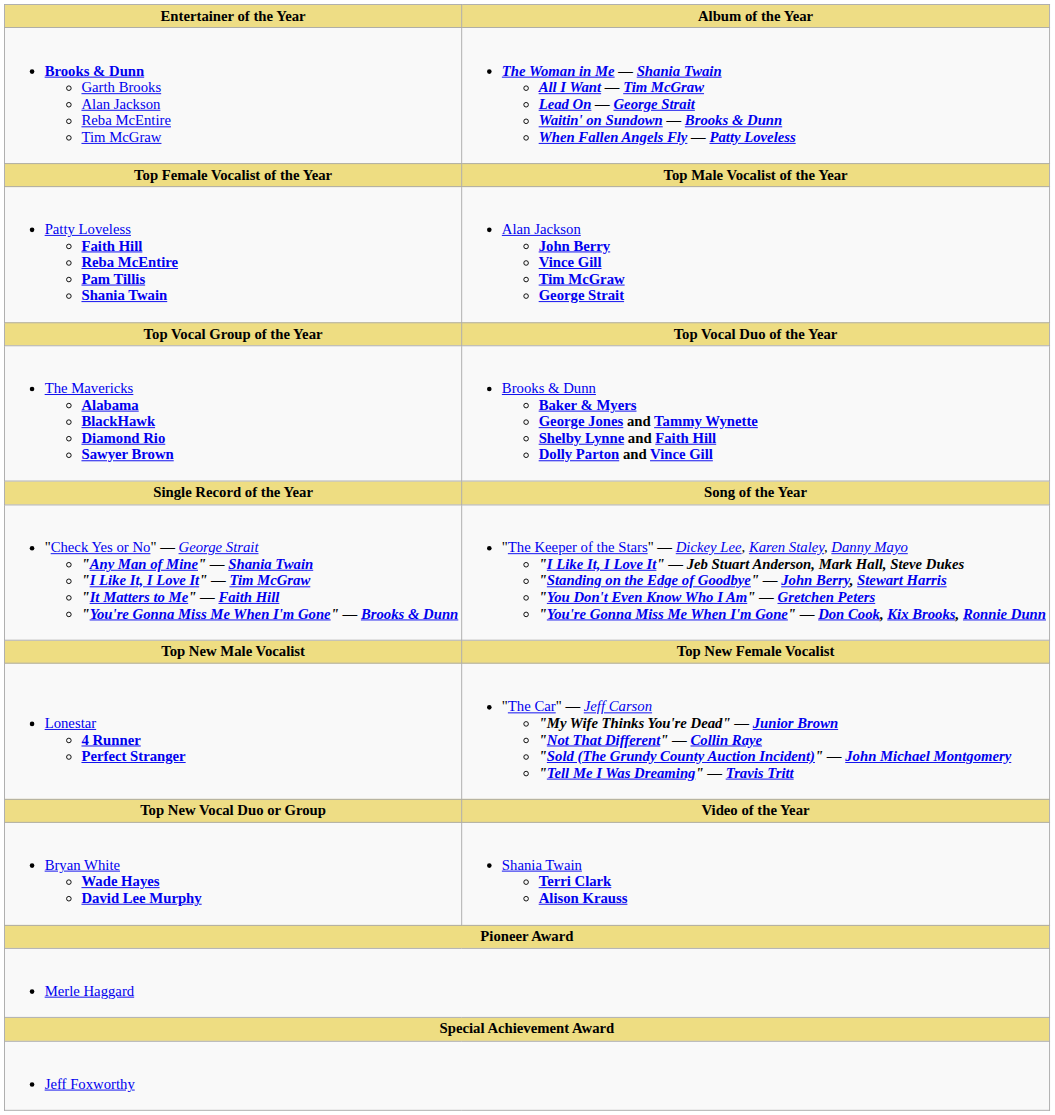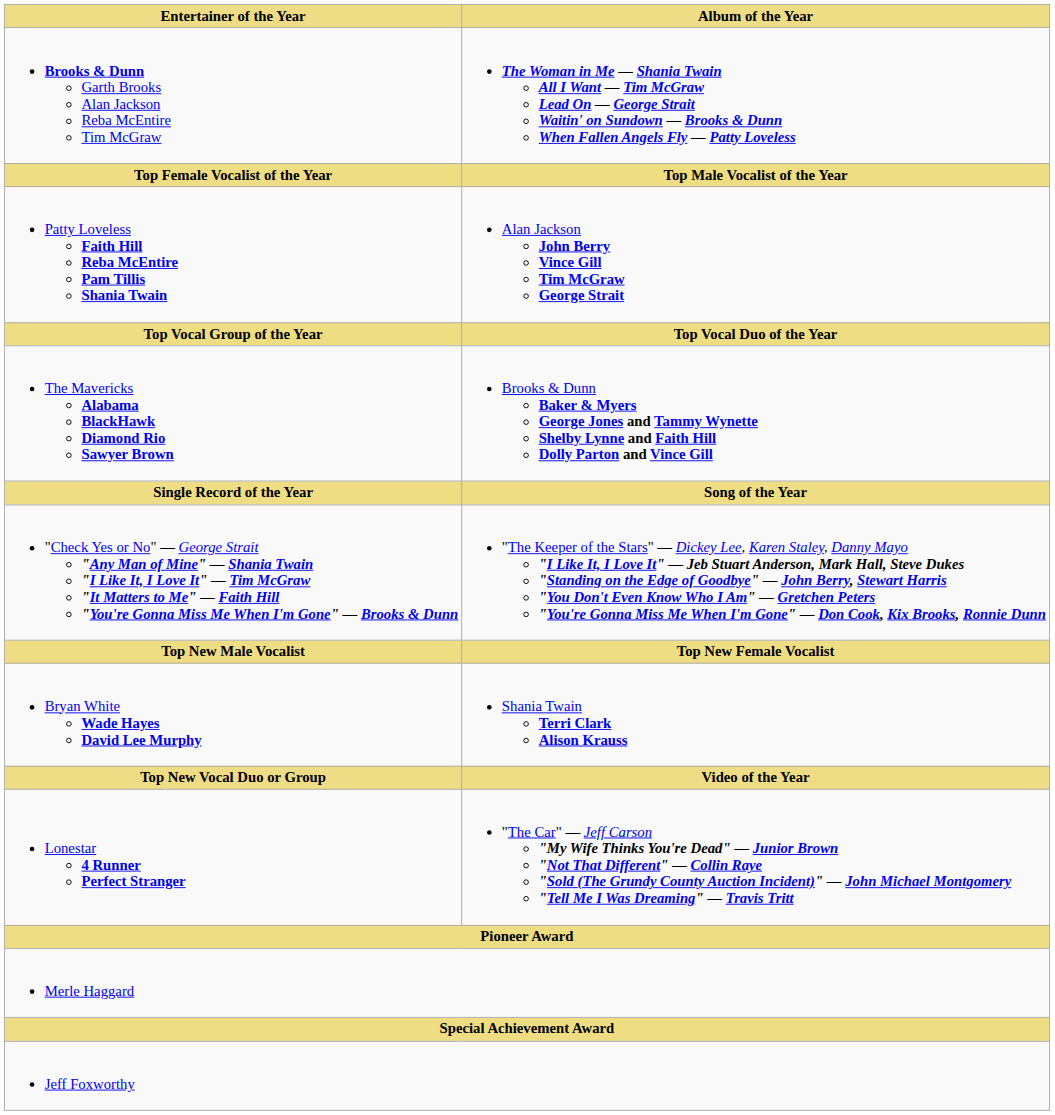rows swapped: (233, 882) <-> (233, 740)
